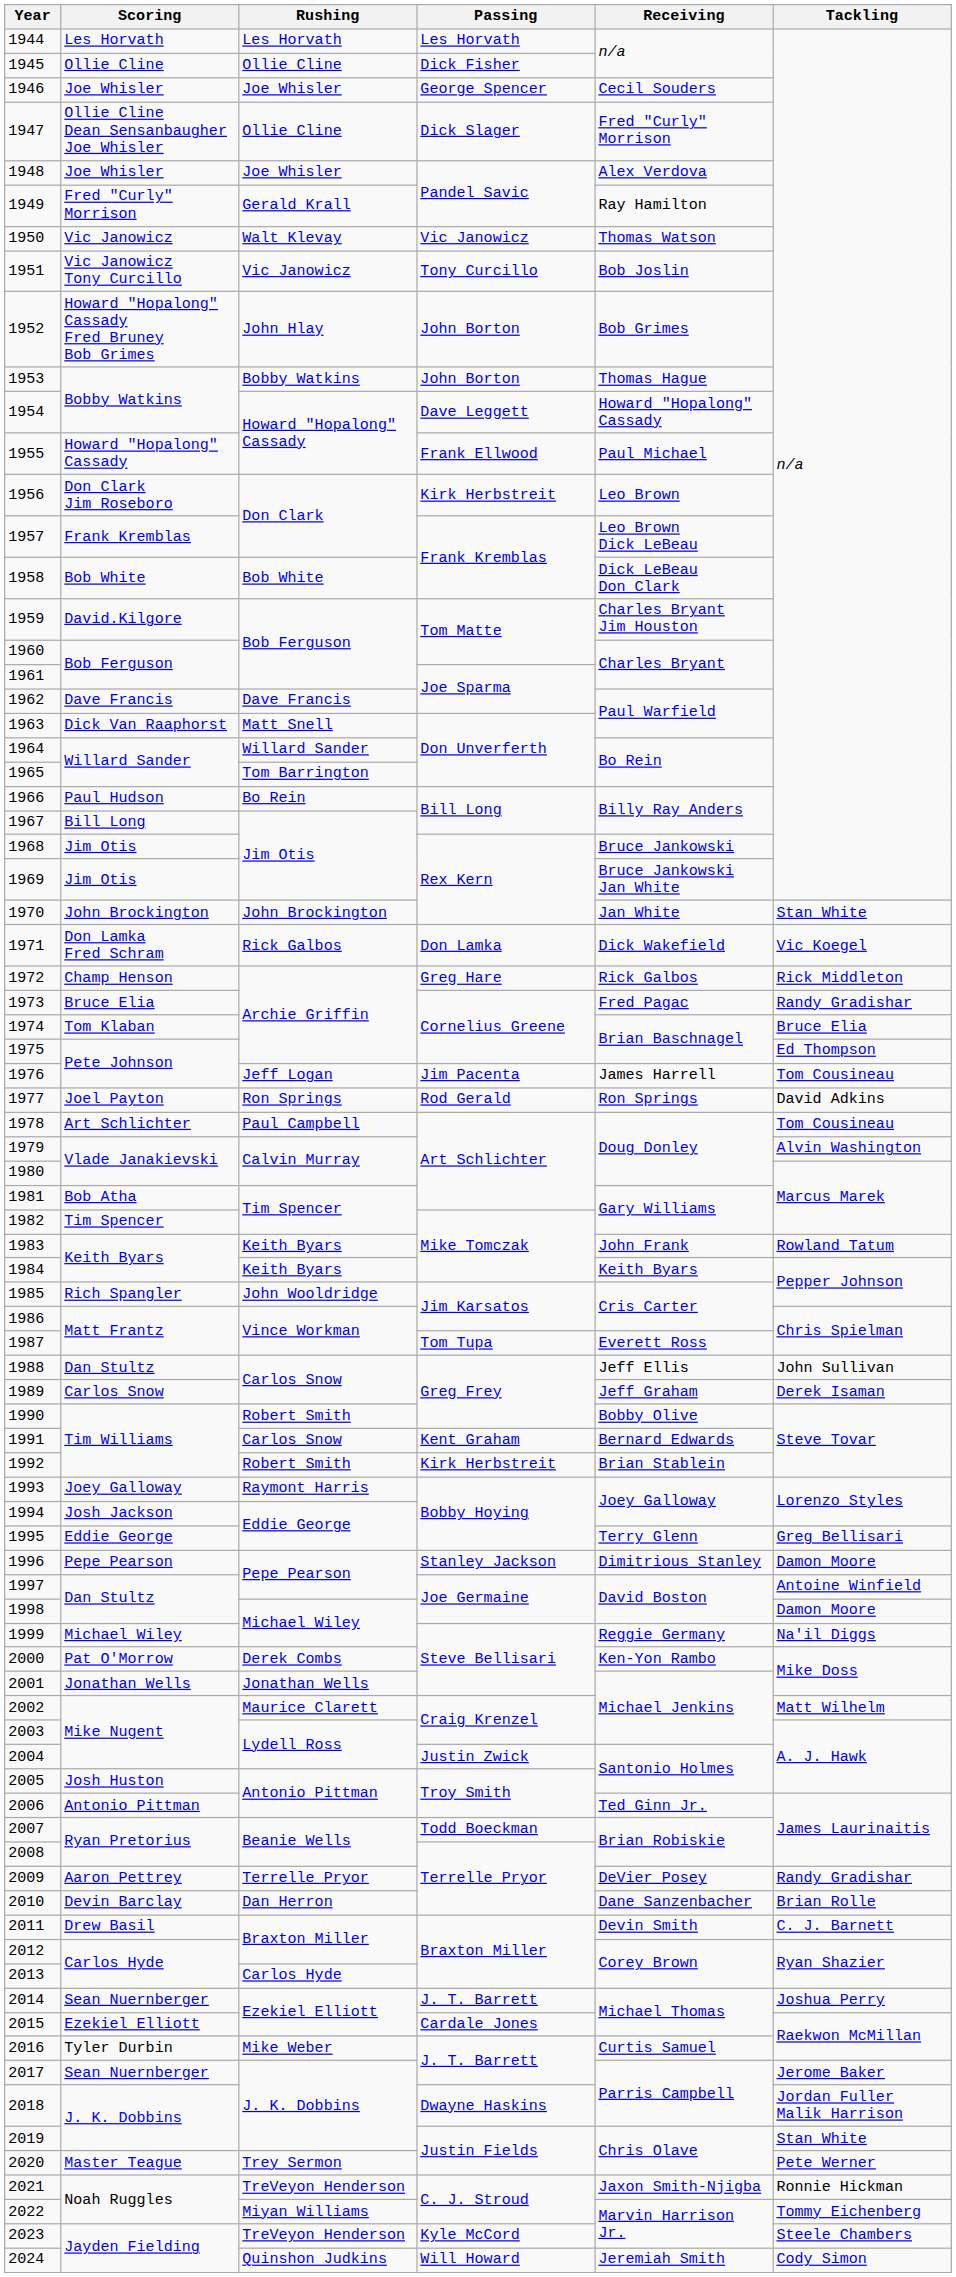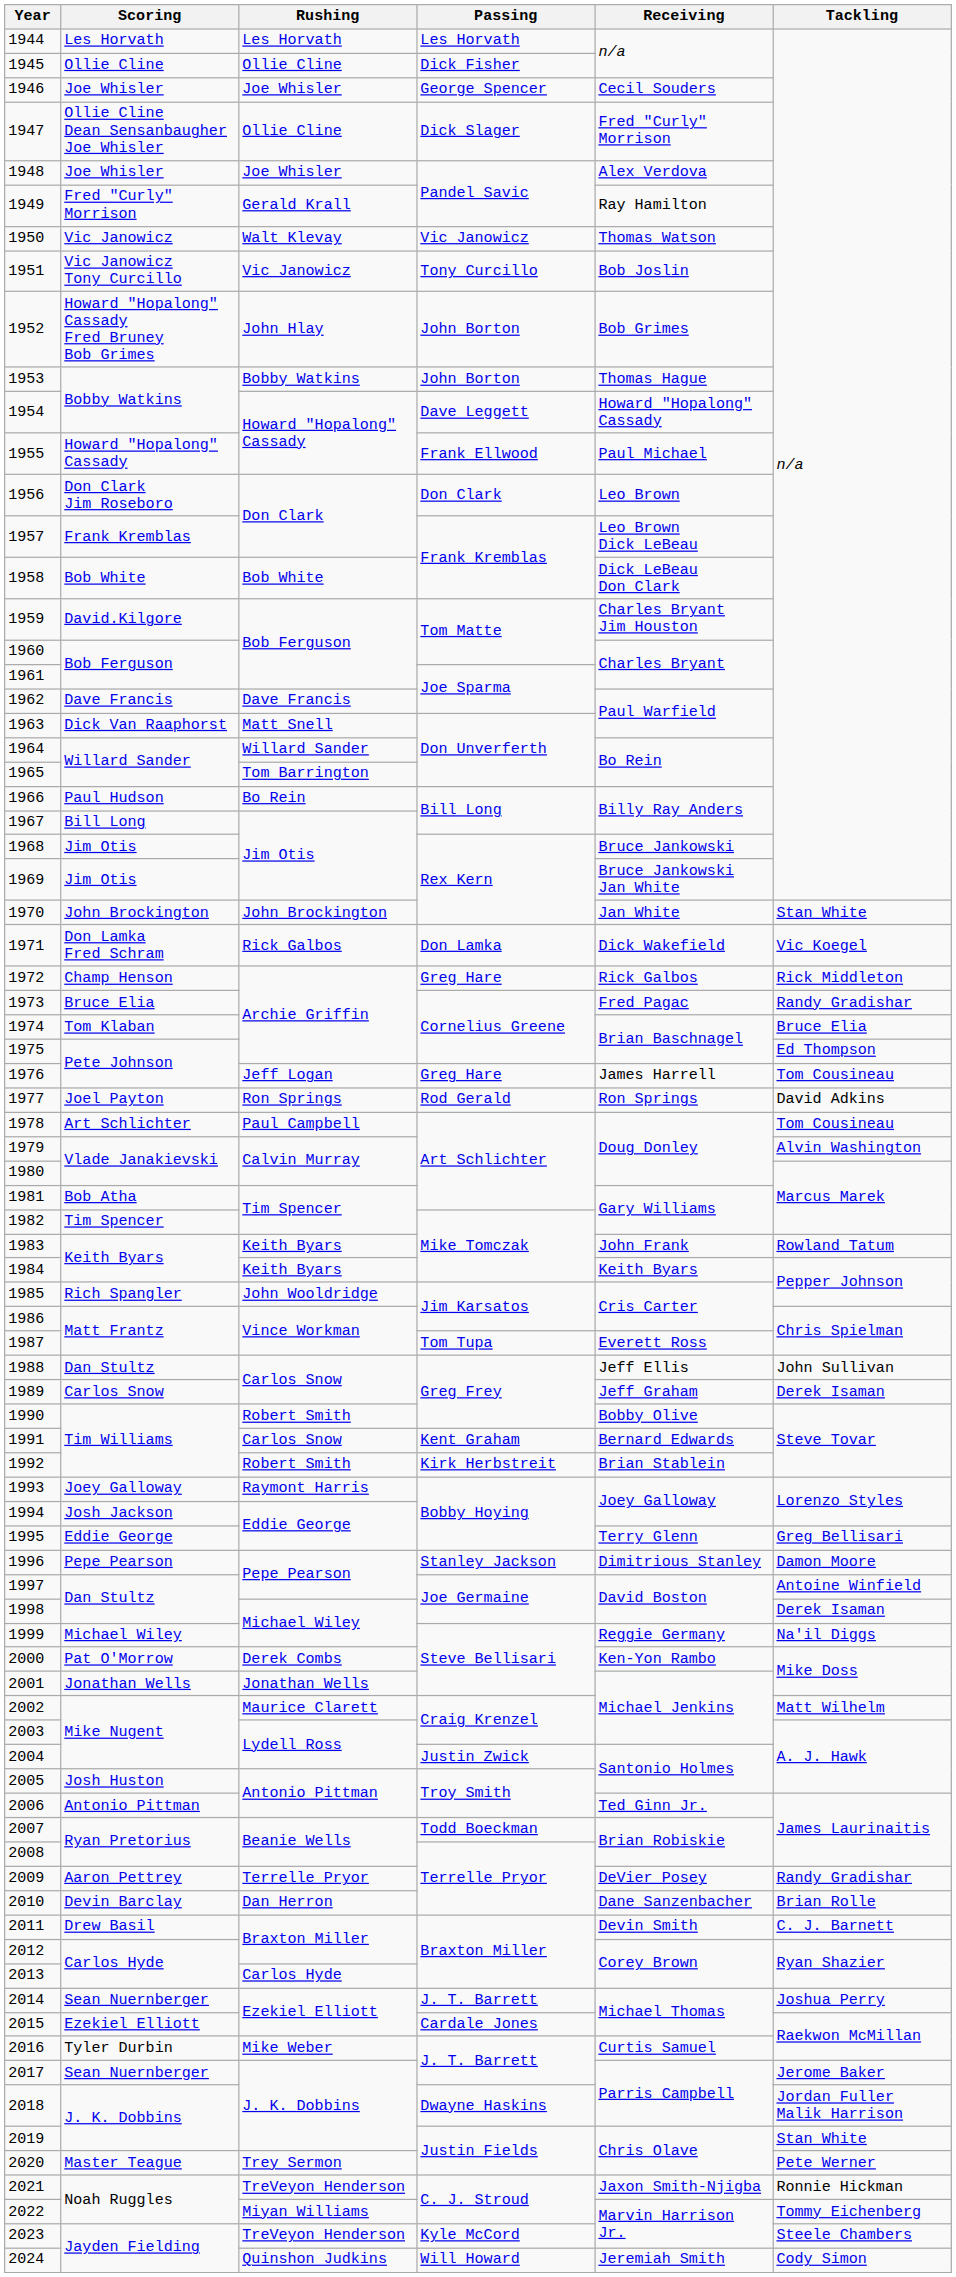(488, 496) Kirk Herbstreit -> (461, 496) Don Clark
(470, 1076) Jim Pacenta -> (461, 1076) Greg Hare
(826, 1611) Damon Moore -> (831, 1611) Derek Isaman
